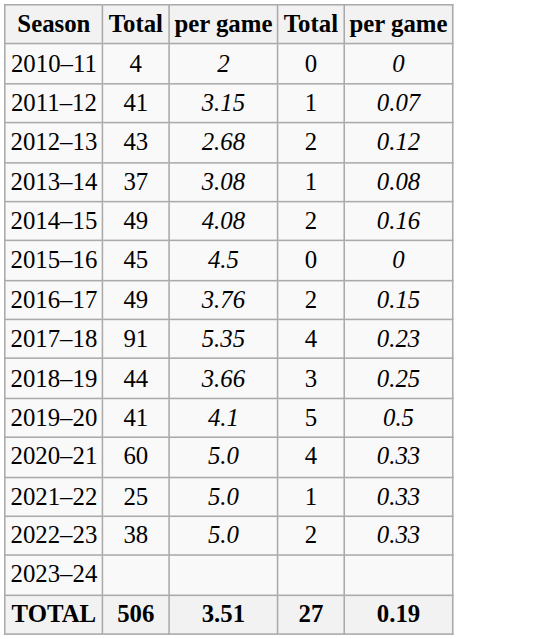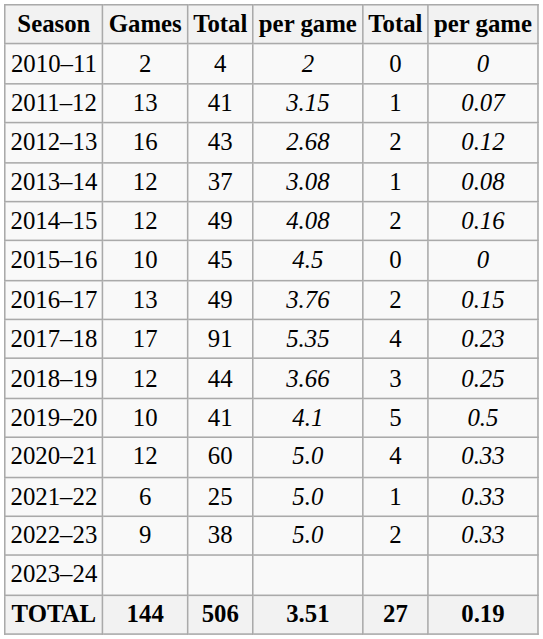+ column: (145, 24)
